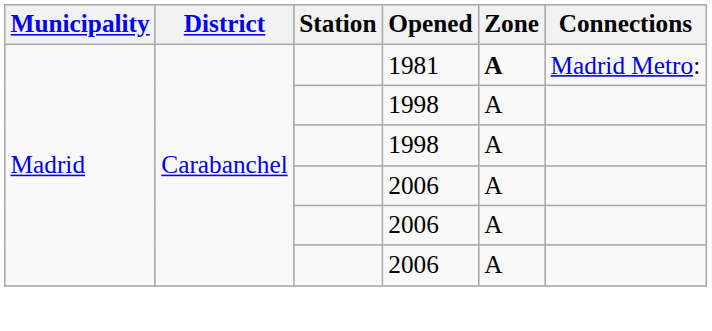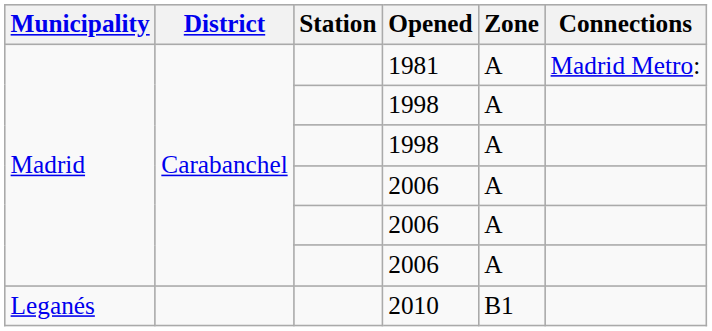(493, 64) bold -> (493, 64) normal
+ row: (53, 305)
